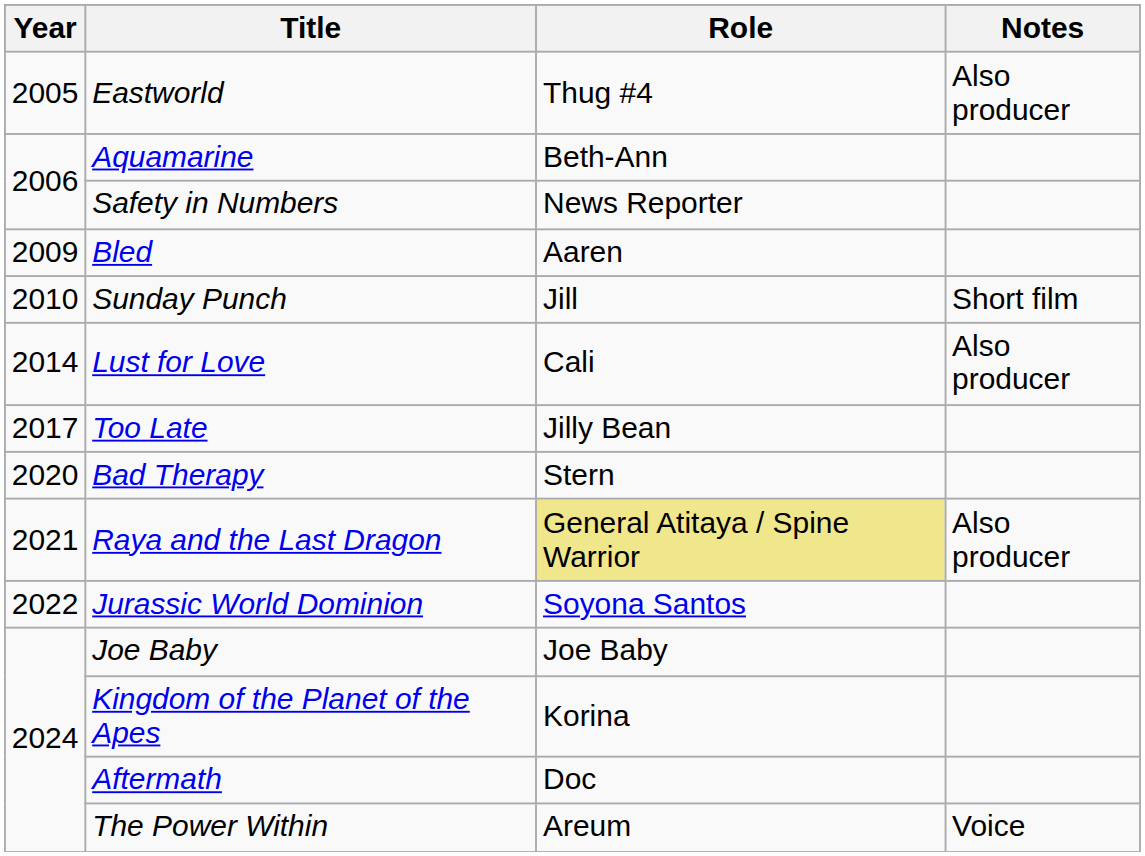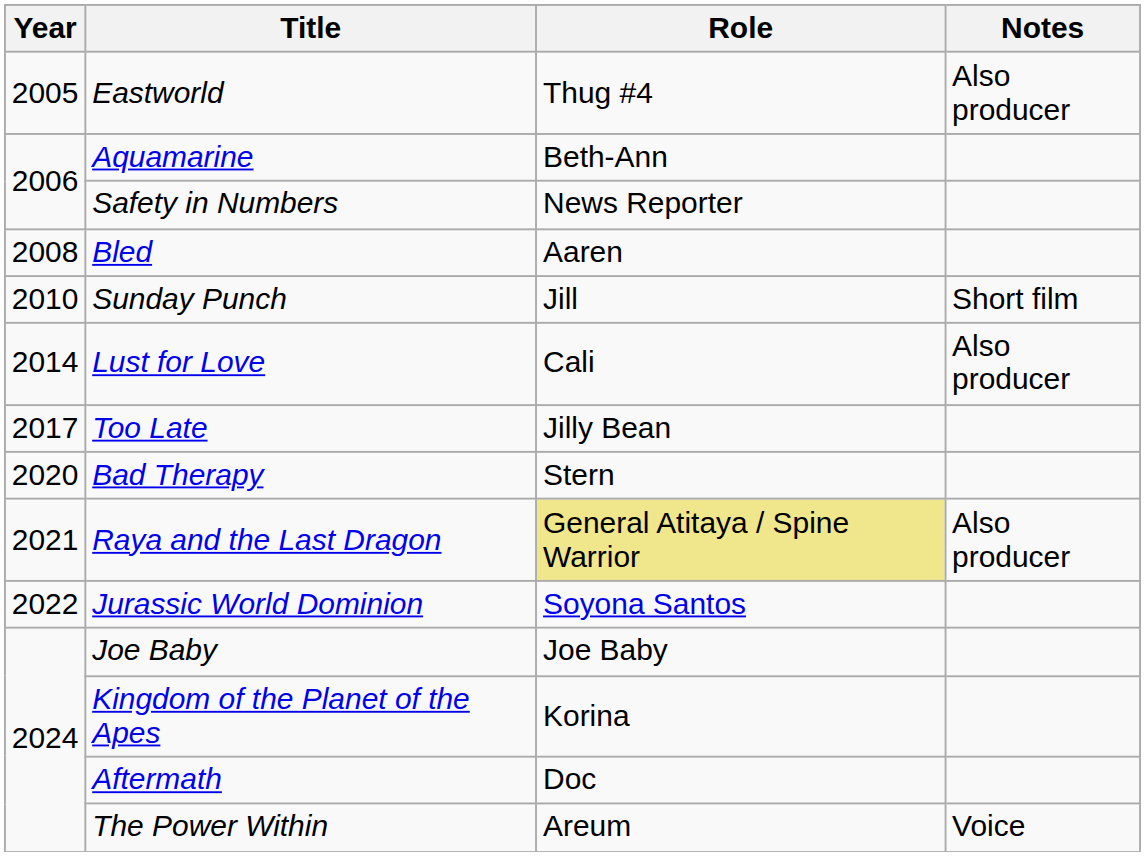(45, 251) 2009 -> (45, 251) 2008
